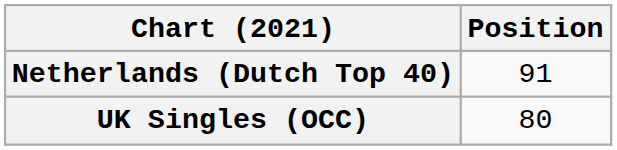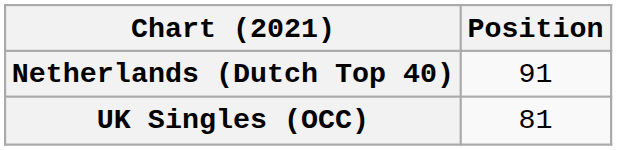(536, 121) 80 -> (536, 121) 81
